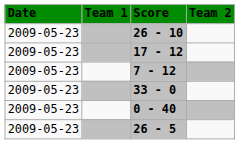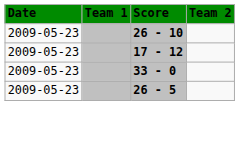- row: (155, 71)
- row: (155, 110)
